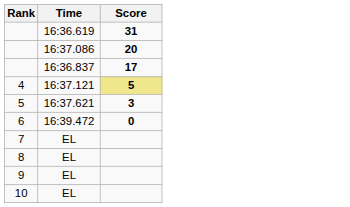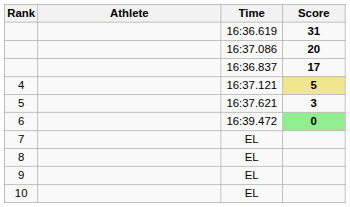+ column: (129, 13)
(131, 121) no background -> (314, 121) lightgreen background
